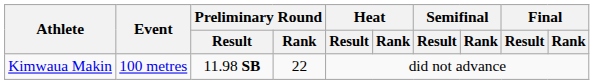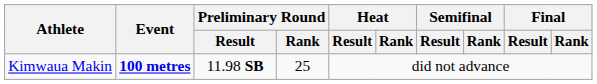(153, 67) normal -> (155, 67) bold
(299, 67) 22 -> (303, 67) 25
